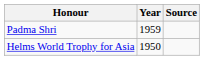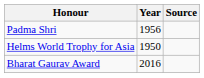(150, 30) 1959 -> (150, 30) 1956
+ row: (53, 64)
